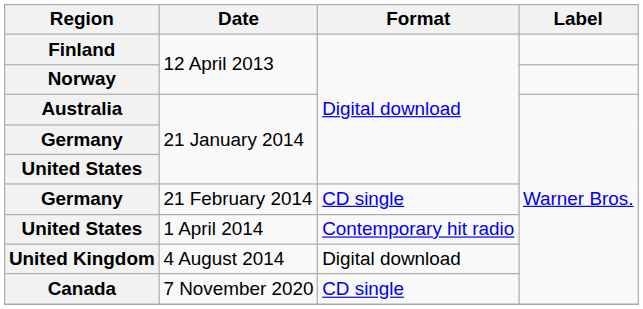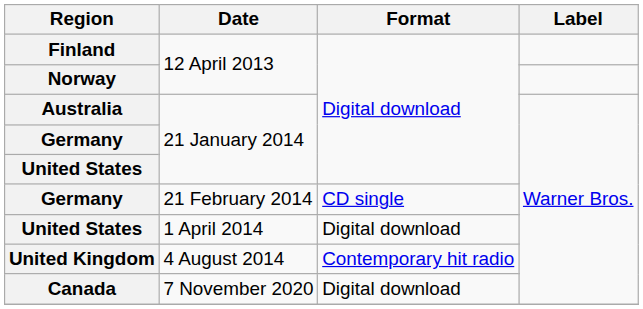(418, 229) Contemporary hit radio -> (391, 229) Digital download
(391, 259) Digital download -> (418, 259) Contemporary hit radio
(363, 288) CD single -> (391, 288) Digital download
